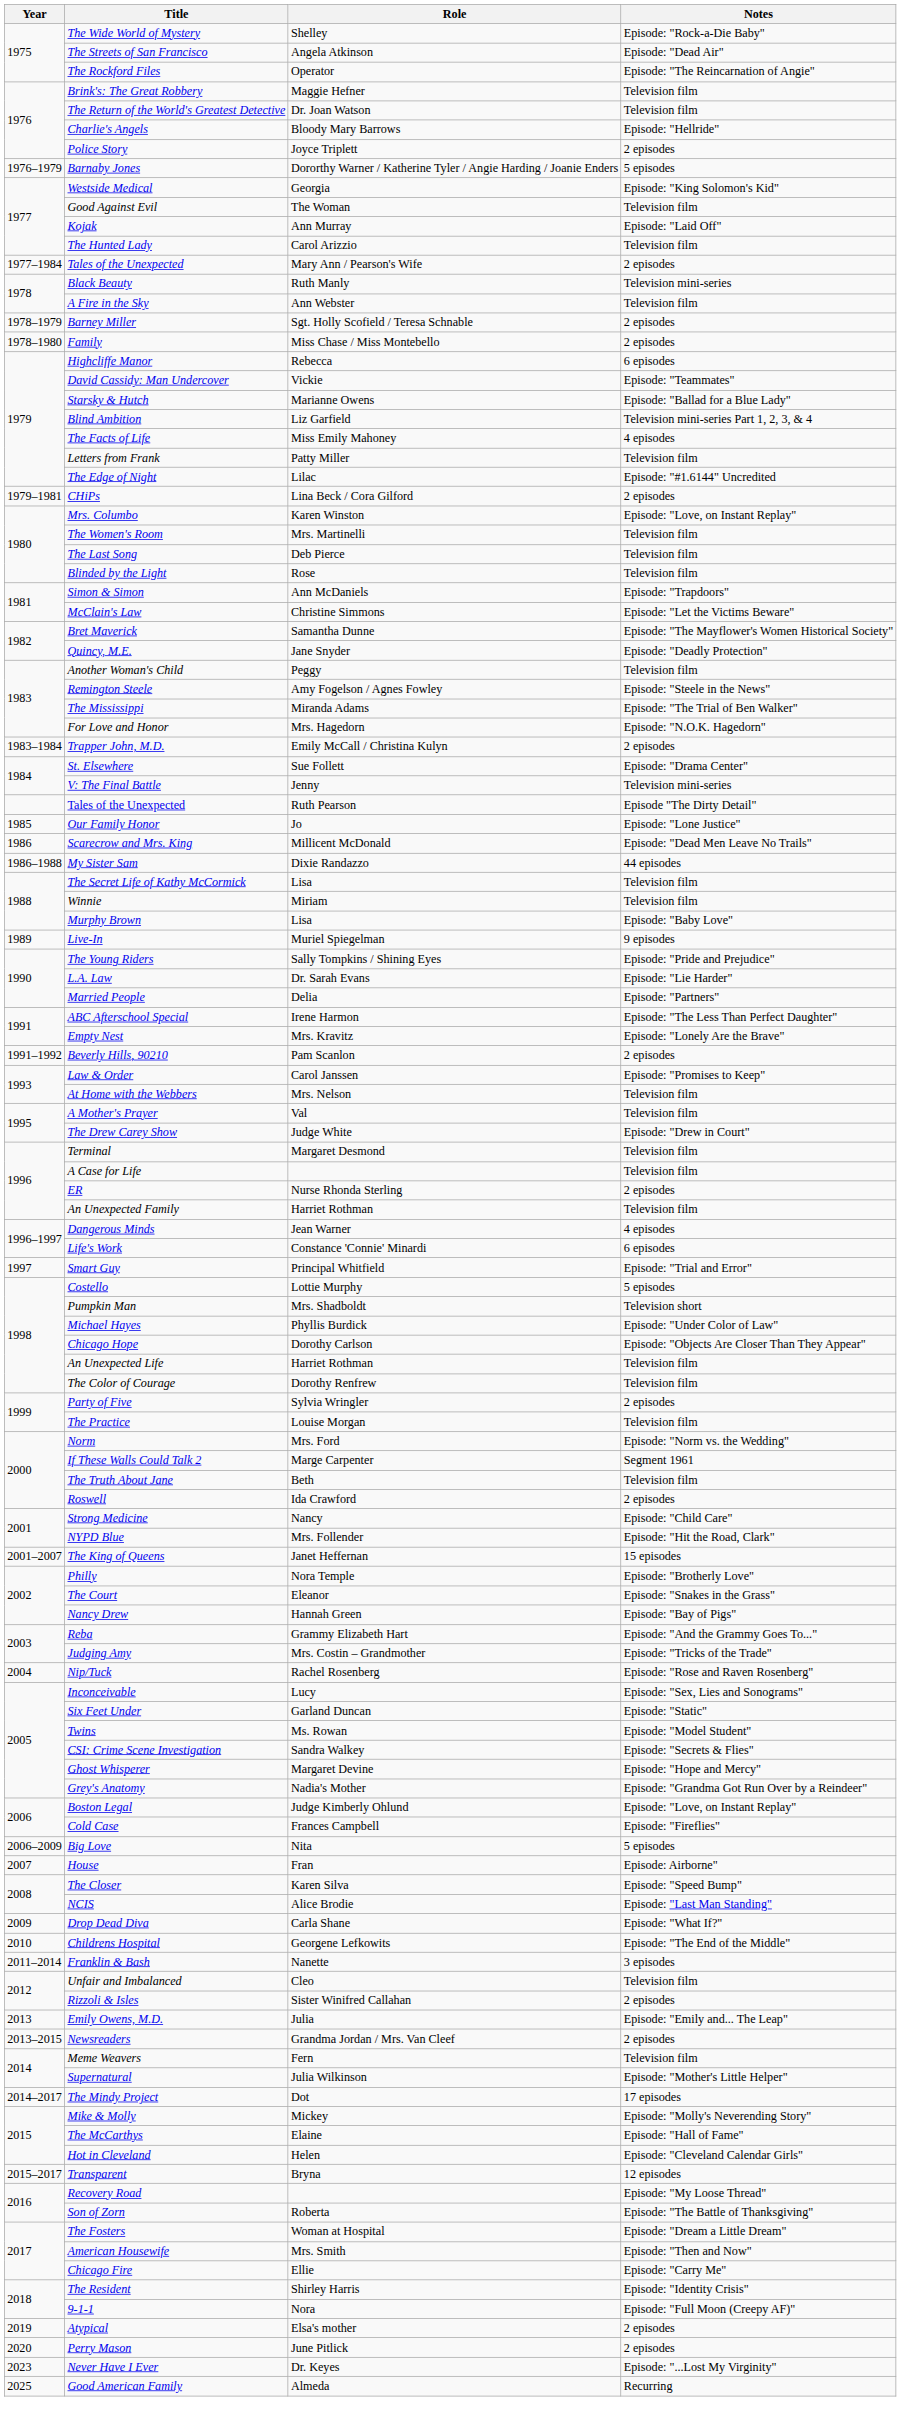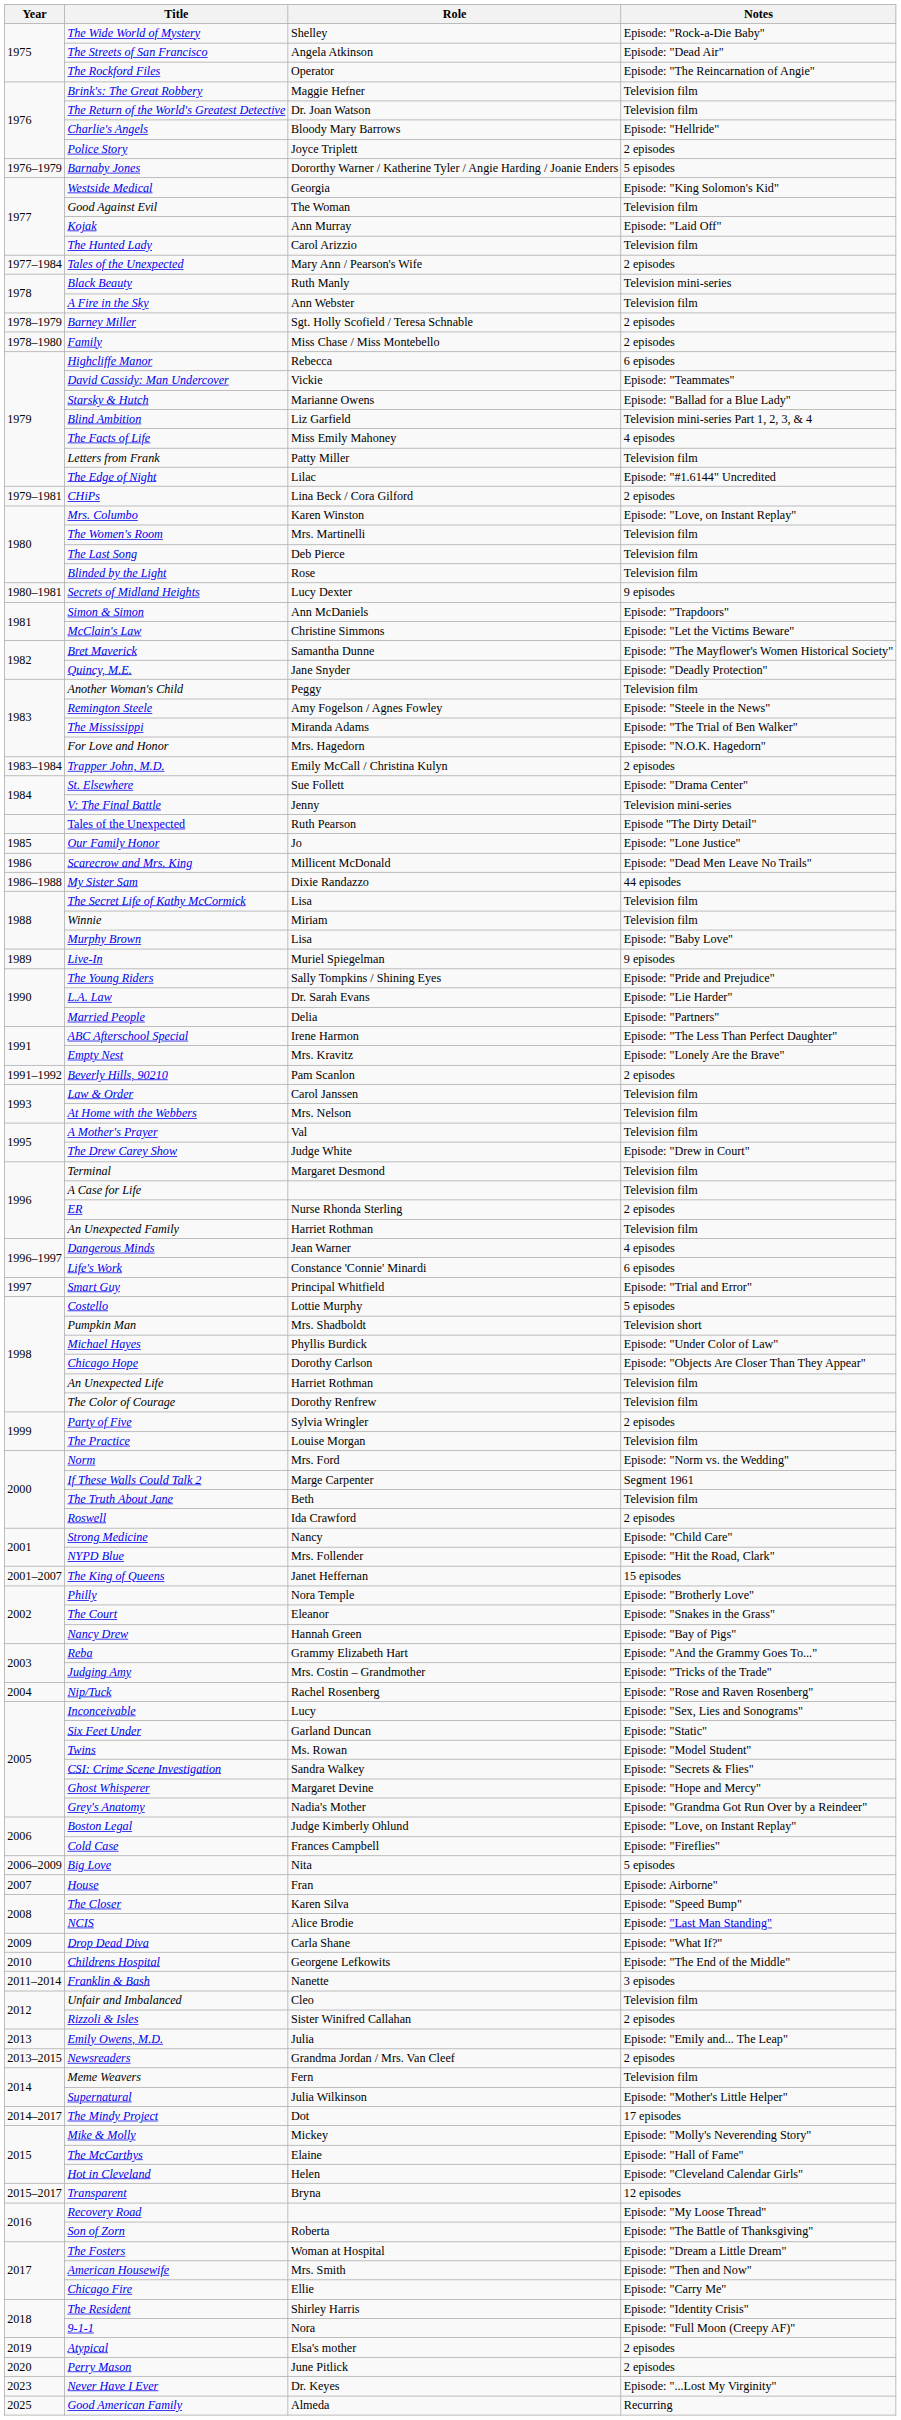+ row: (134, 592)
(695, 1074) Episode: "Promises to Keep" -> (661, 1094) Television film
